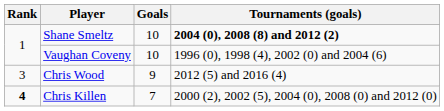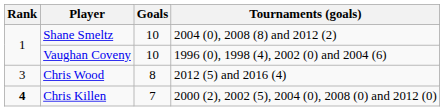(256, 34) bold -> (255, 34) normal
(152, 75) 9 -> (152, 75) 8
